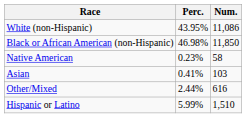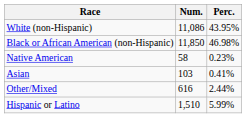columns swapped: (226, 12) <-> (193, 12)
